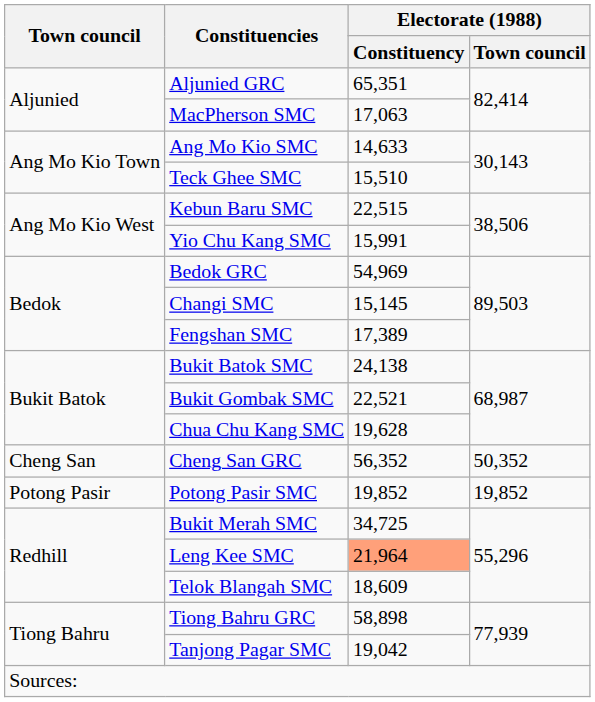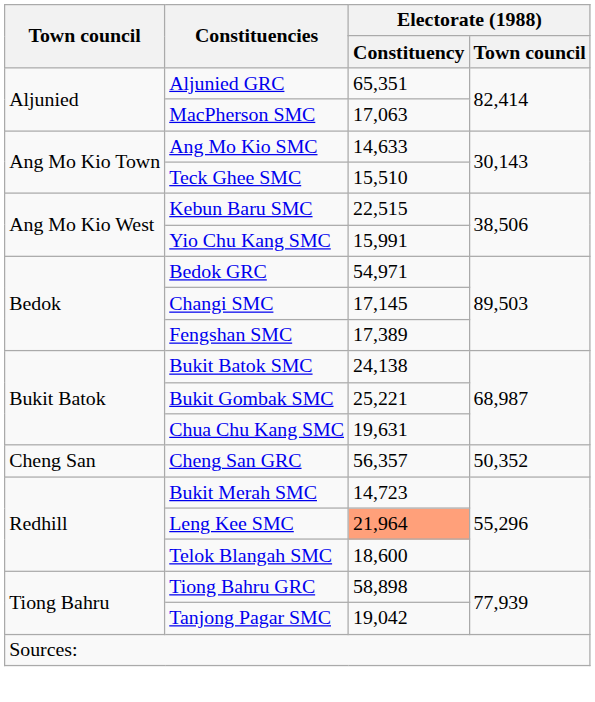(380, 271) 54,969 -> (380, 271) 54,971
(380, 303) 15,145 -> (380, 303) 17,145
(380, 397) 22,521 -> (380, 397) 25,221
(380, 429) 19,628 -> (380, 429) 19,631
(380, 460) 56,352 -> (380, 460) 56,357
- row: (243, 492)
(380, 523) 34,725 -> (380, 492) 14,723
(380, 586) 18,609 -> (380, 555) 18,600
